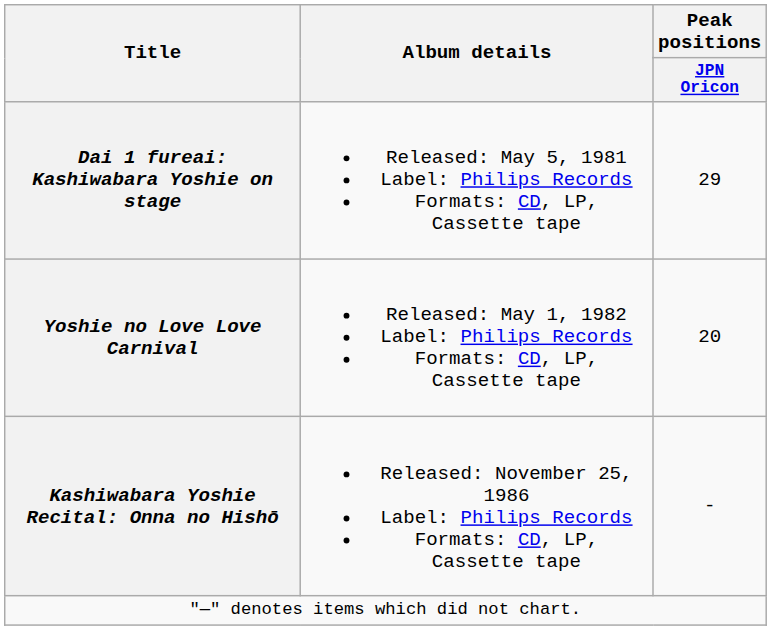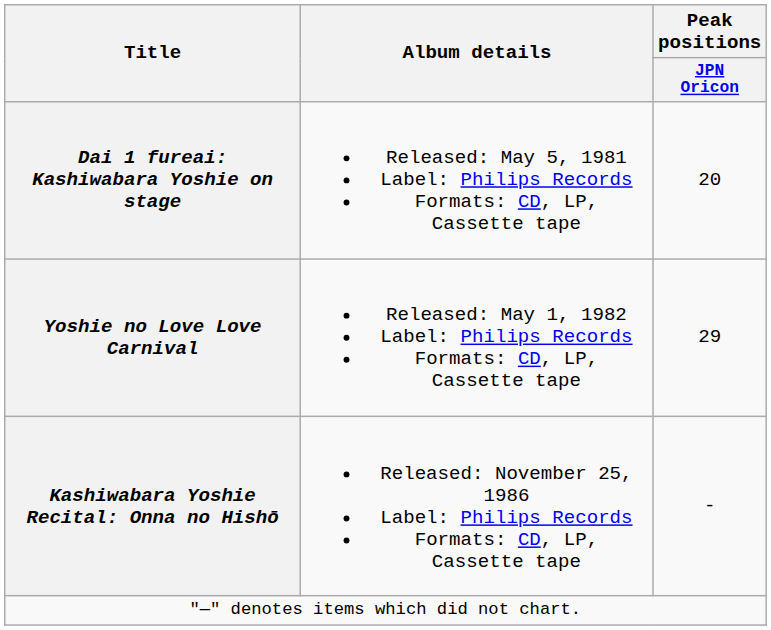(710, 180) 29 -> (710, 180) 20
(710, 338) 20 -> (710, 338) 29
